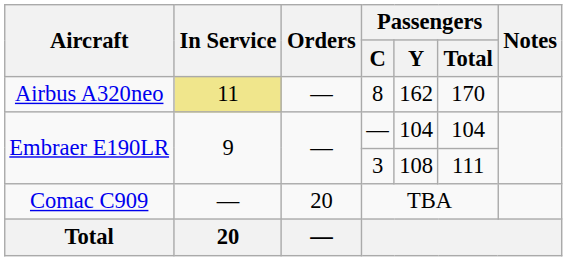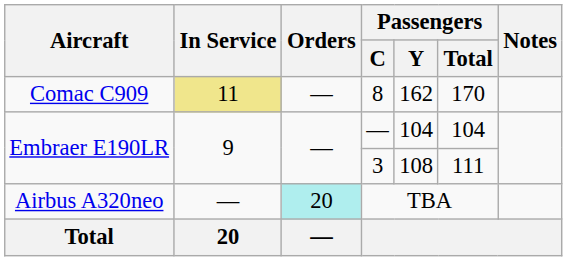(89, 93) Airbus A320neo -> (89, 93) Comac C909
(89, 201) Comac C909 -> (89, 201) Airbus A320neo
(321, 201) no background -> (321, 201) paleturquoise background
